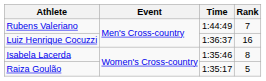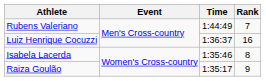(248, 69) 5 -> (248, 69) 9
